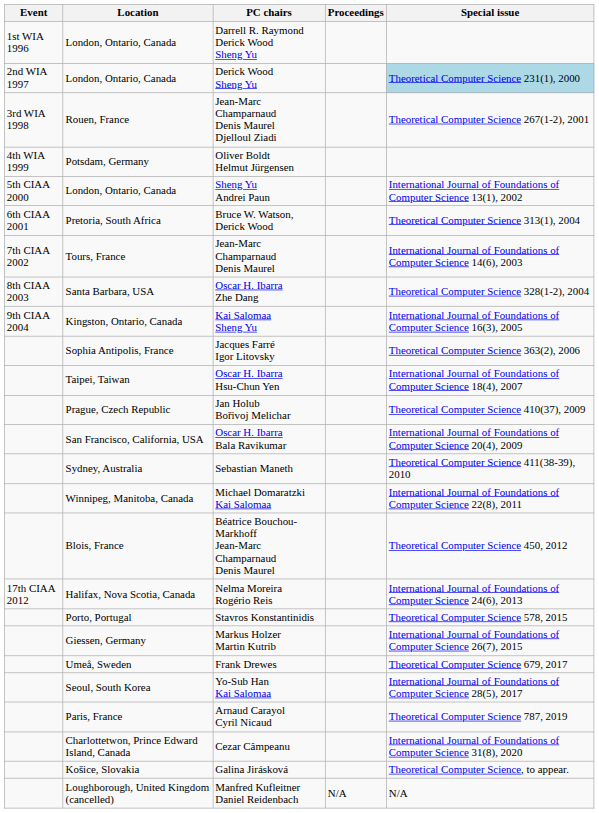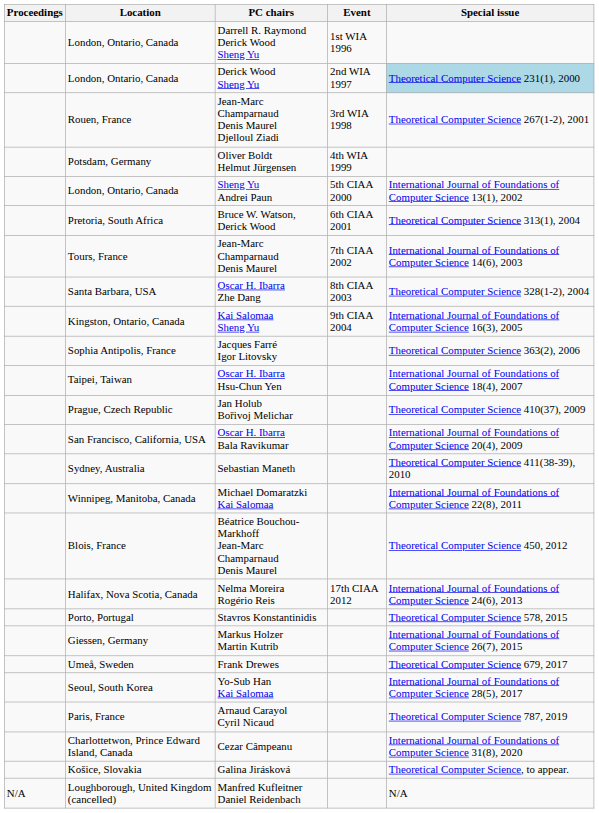columns swapped: (34, 13) <-> (356, 13)
